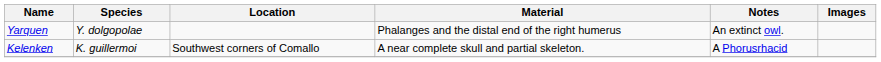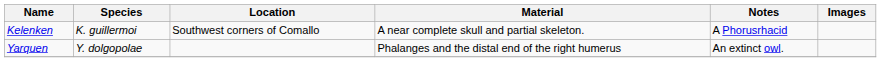rows swapped: (30, 48) <-> (27, 30)
